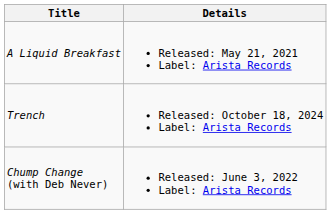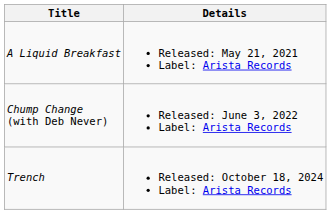rows swapped: (64, 178) <-> (26, 115)
